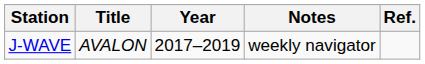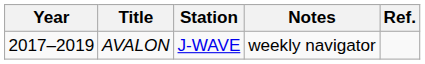columns swapped: (197, 18) <-> (40, 18)
